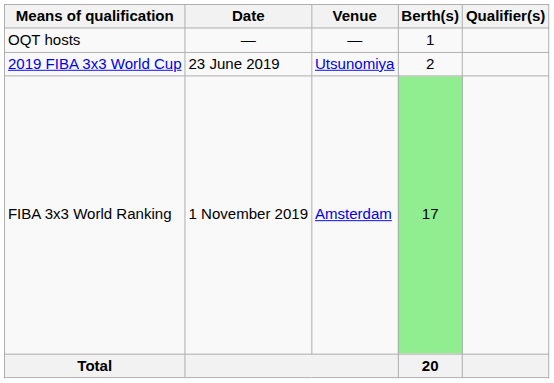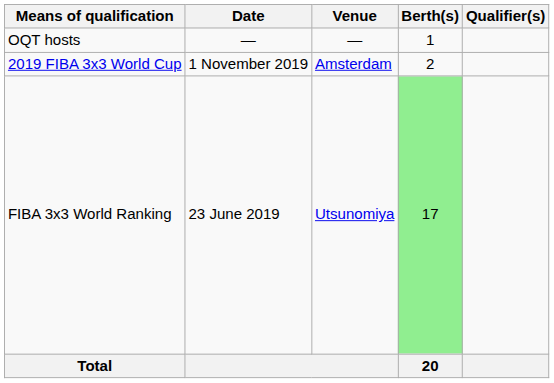(234, 64) 23 June 2019 -> (248, 64) 1 November 2019
(355, 64) Utsunomiya -> (353, 64) Amsterdam
(248, 214) 1 November 2019 -> (234, 214) 23 June 2019
(353, 214) Amsterdam -> (355, 214) Utsunomiya
